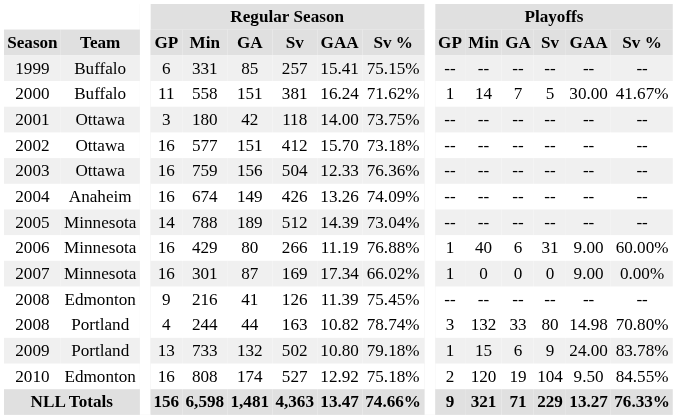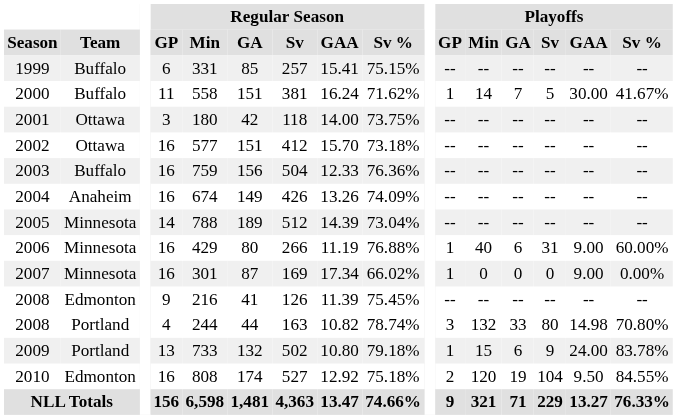(100, 170) Ottawa -> (100, 170) Buffalo
